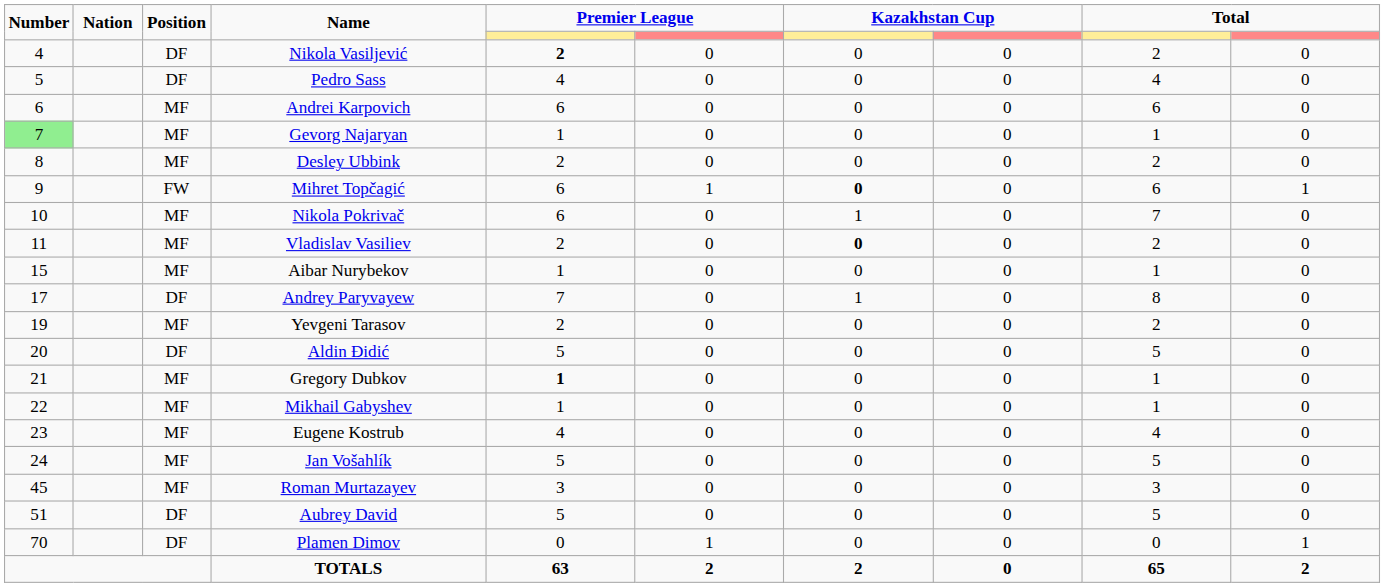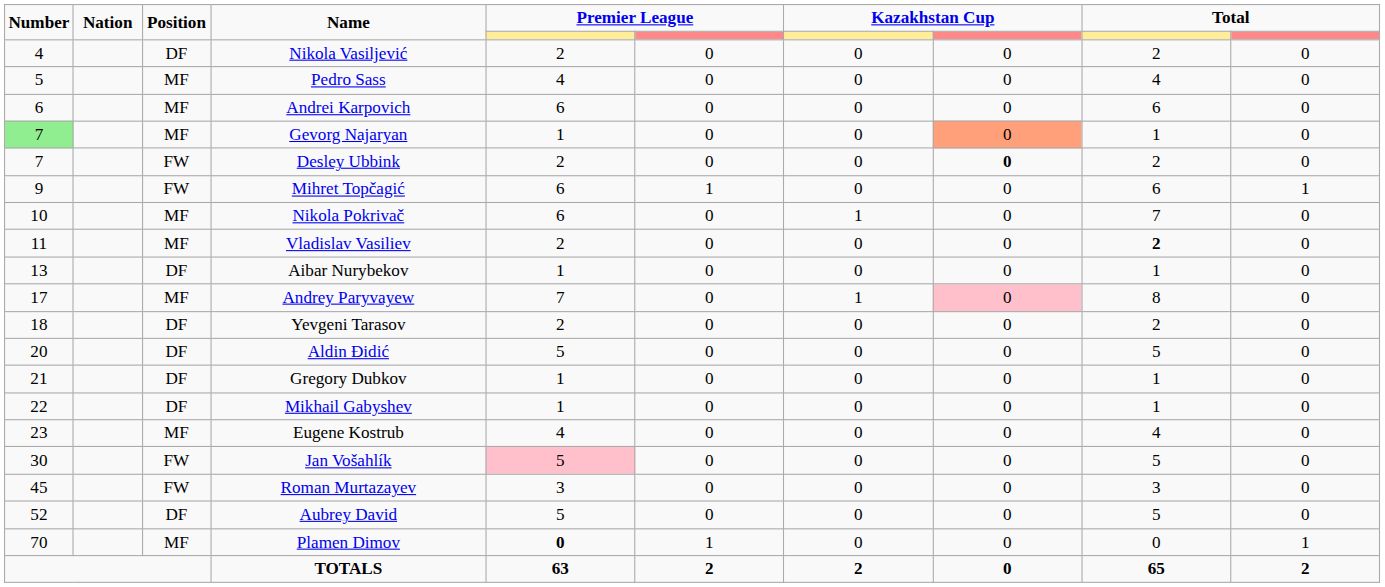(560, 53) bold -> (560, 53) normal
(176, 80) DF -> (176, 80) MF
(1007, 134) no background -> (1007, 134) lightsalmon background
(39, 161) 8 -> (39, 161) 7
(176, 161) MF -> (176, 161) FW
(1007, 161) normal -> (1007, 161) bold
(858, 188) bold -> (858, 188) normal
(858, 243) bold -> (858, 243) normal
(1156, 243) normal -> (1156, 243) bold
(39, 270) 15 -> (39, 270) 13
(176, 270) MF -> (176, 270) DF
(176, 297) DF -> (176, 297) MF
(1007, 297) no background -> (1007, 297) pink background
(39, 324) 19 -> (39, 324) 18
(176, 324) MF -> (176, 324) DF
(176, 378) MF -> (176, 378) DF
(560, 378) bold -> (560, 378) normal
(176, 406) MF -> (176, 406) DF
(39, 460) 24 -> (39, 460) 30
(176, 460) MF -> (176, 460) FW
(560, 460) no background -> (560, 460) pink background
(176, 487) MF -> (176, 487) FW
(39, 514) 51 -> (39, 514) 52
(176, 541) DF -> (176, 541) MF
(560, 541) normal -> (560, 541) bold
